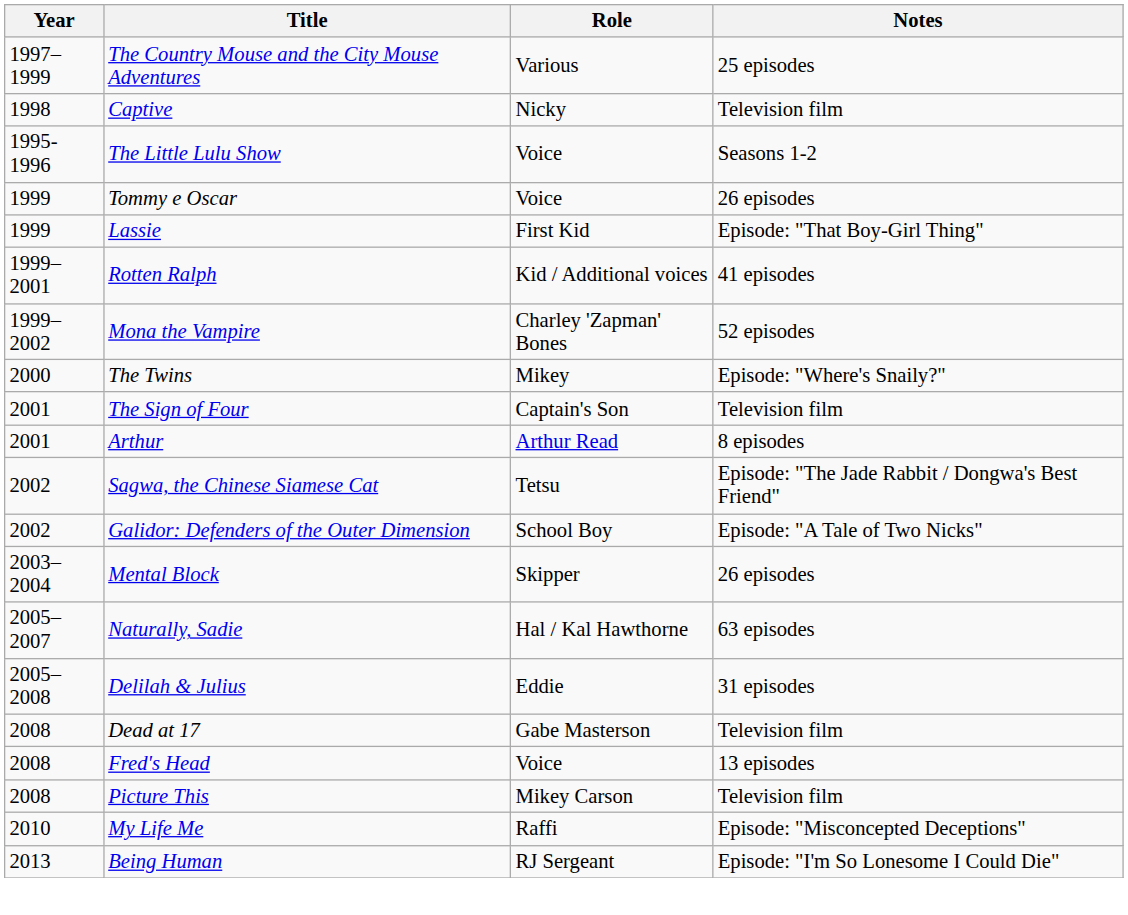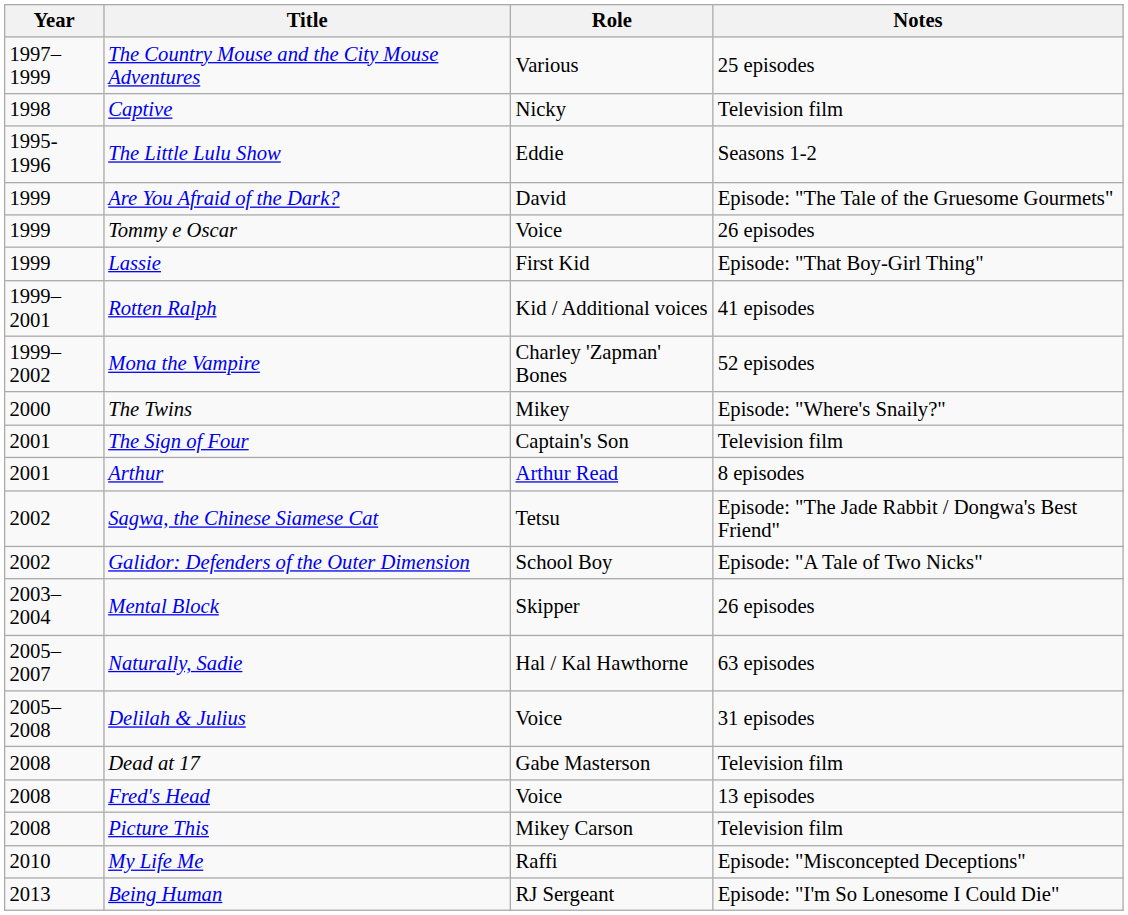(539, 153) Voice -> (540, 153) Eddie
+ row: (224, 198)
(540, 686) Eddie -> (539, 718) Voice
